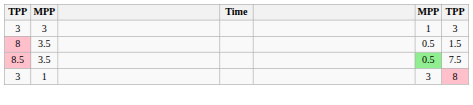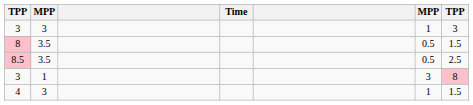(428, 60) lightgreen background -> (428, 60) no background
(455, 60) 7.5 -> (455, 60) 2.5
+ row: (18, 92)
